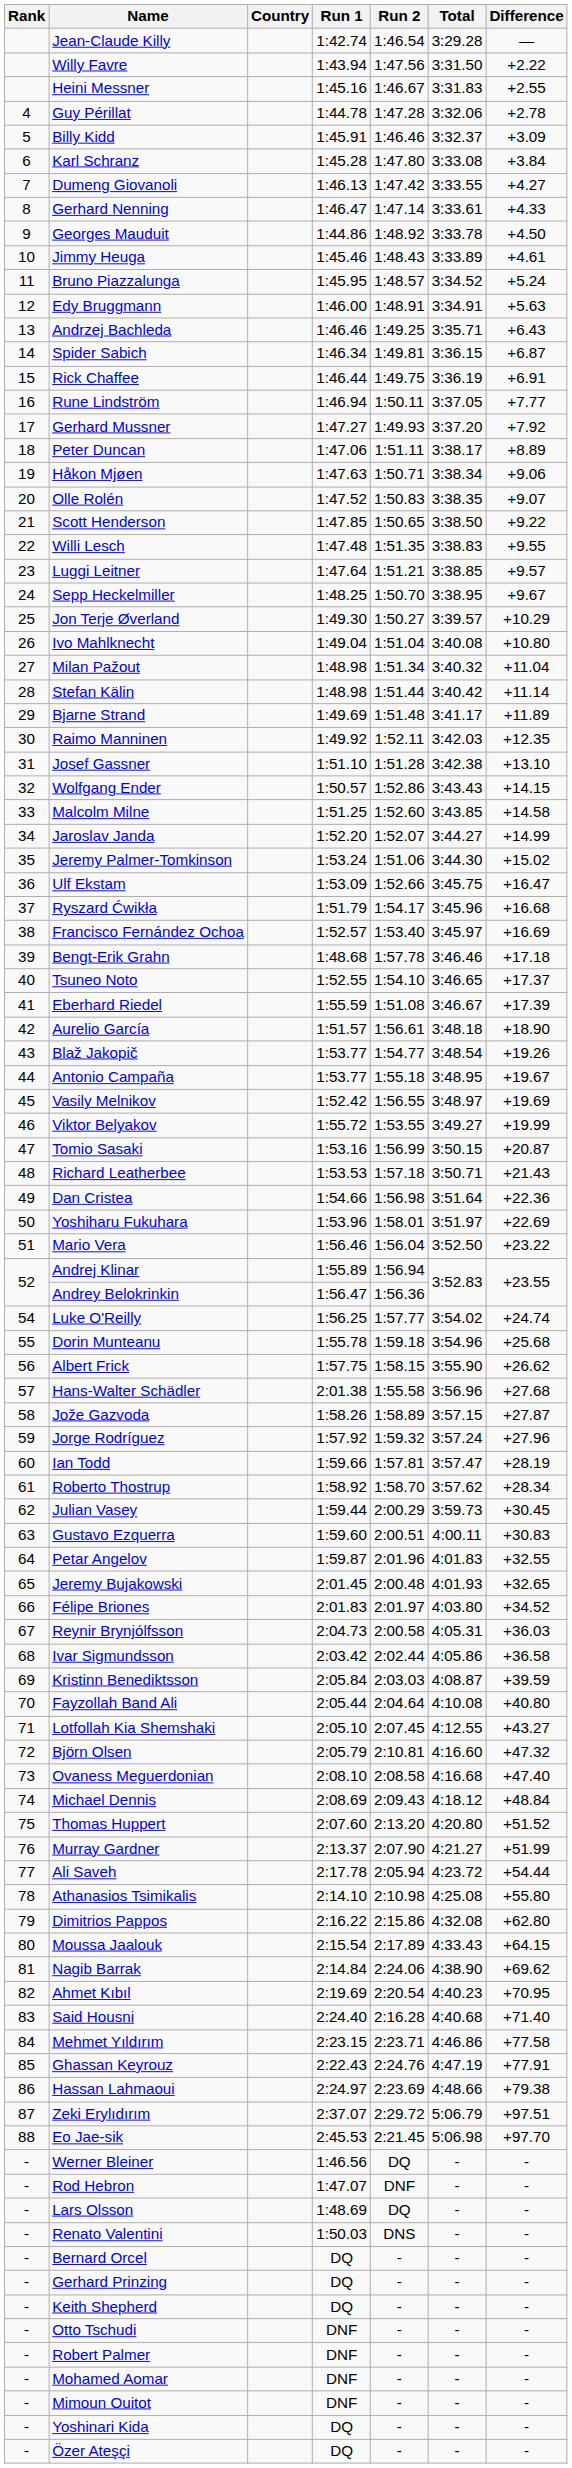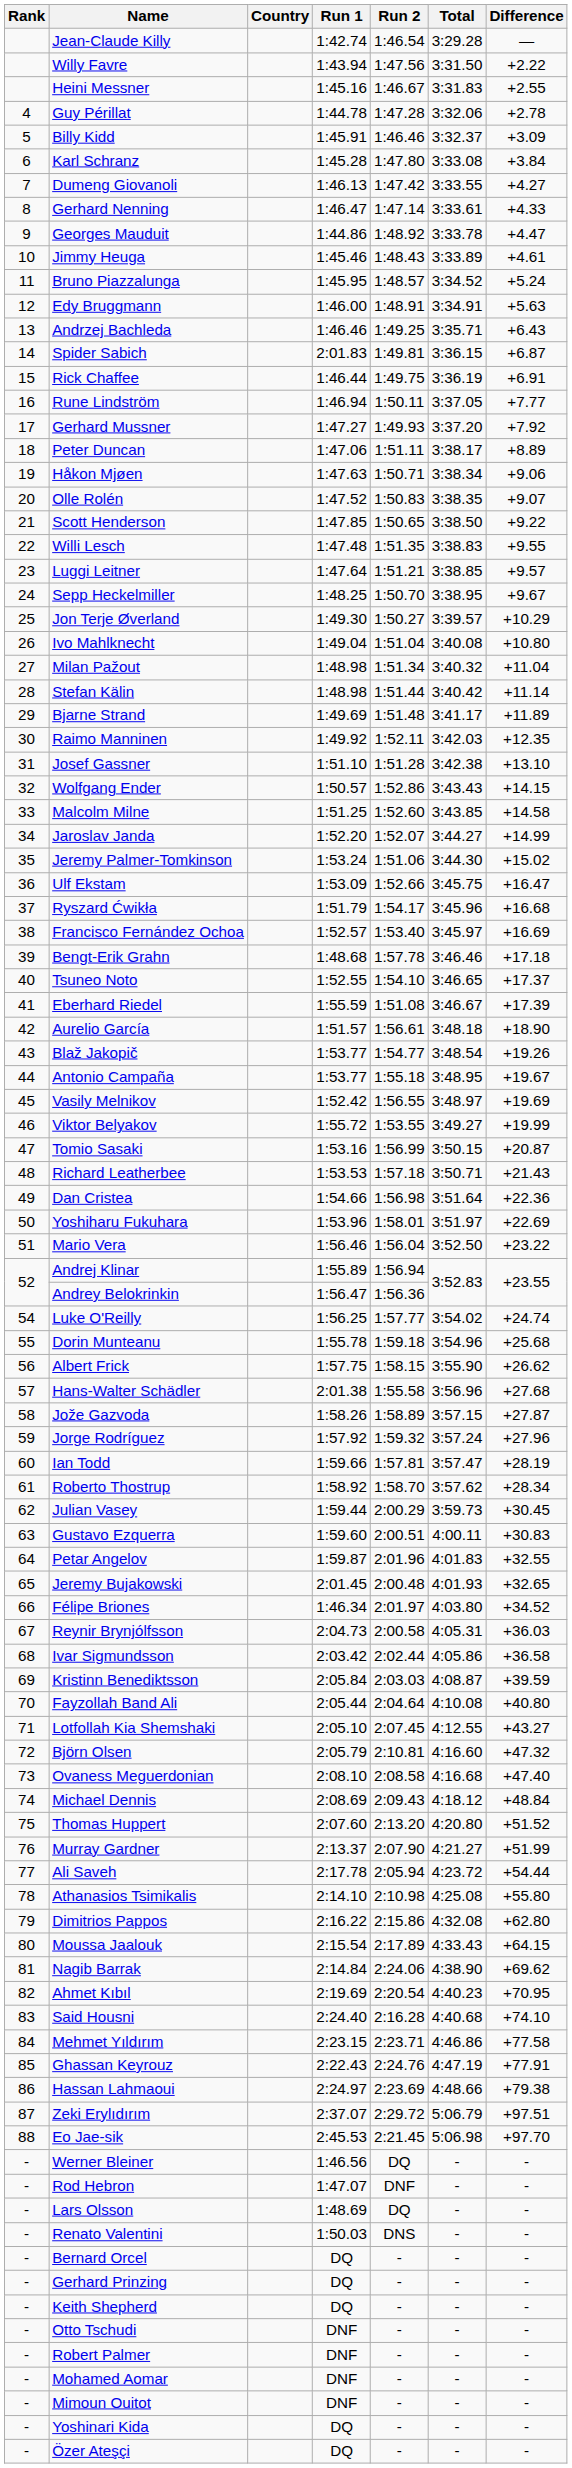(527, 233) +4.50 -> (527, 233) +4.47
(342, 354) 1:46.34 -> (342, 354) 2:01.83
(342, 1607) 2:01.83 -> (342, 1607) 1:46.34
(527, 2017) +71.40 -> (527, 2017) +74.10
